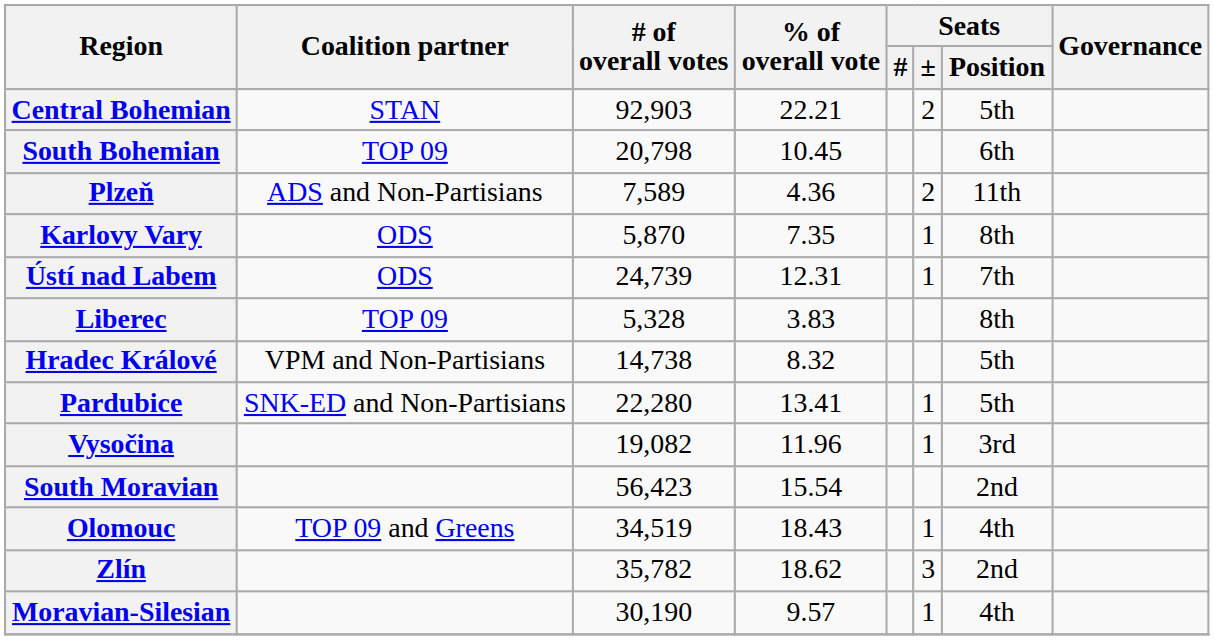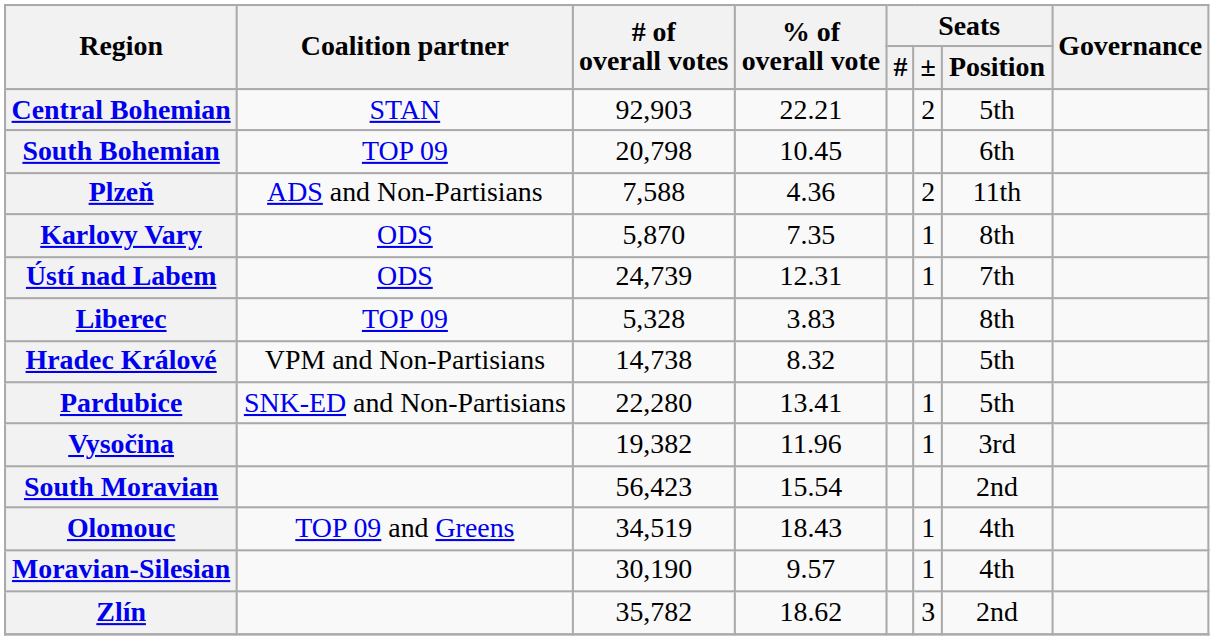(654, 192) 7,589 -> (654, 192) 7,588
(654, 444) 19,082 -> (654, 444) 19,382
rows swapped: (121, 569) <-> (121, 611)
